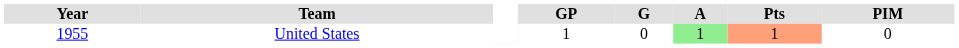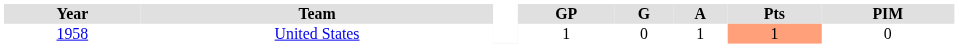(72, 33) 1955 -> (72, 33) 1958
(700, 33) lightgreen background -> (700, 33) no background
